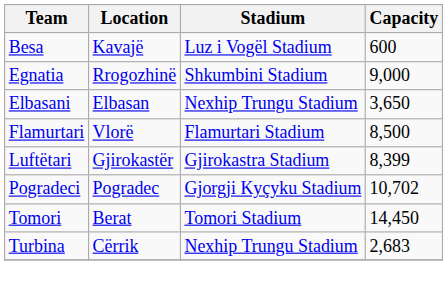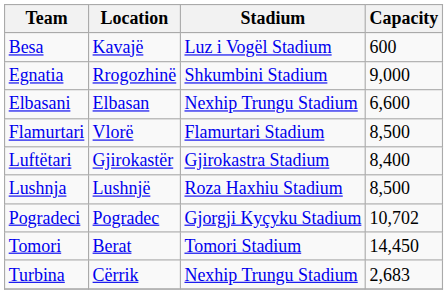(390, 103) 3,650 -> (390, 103) 6,600
(390, 160) 8,399 -> (390, 160) 8,400
+ row: (38, 189)
